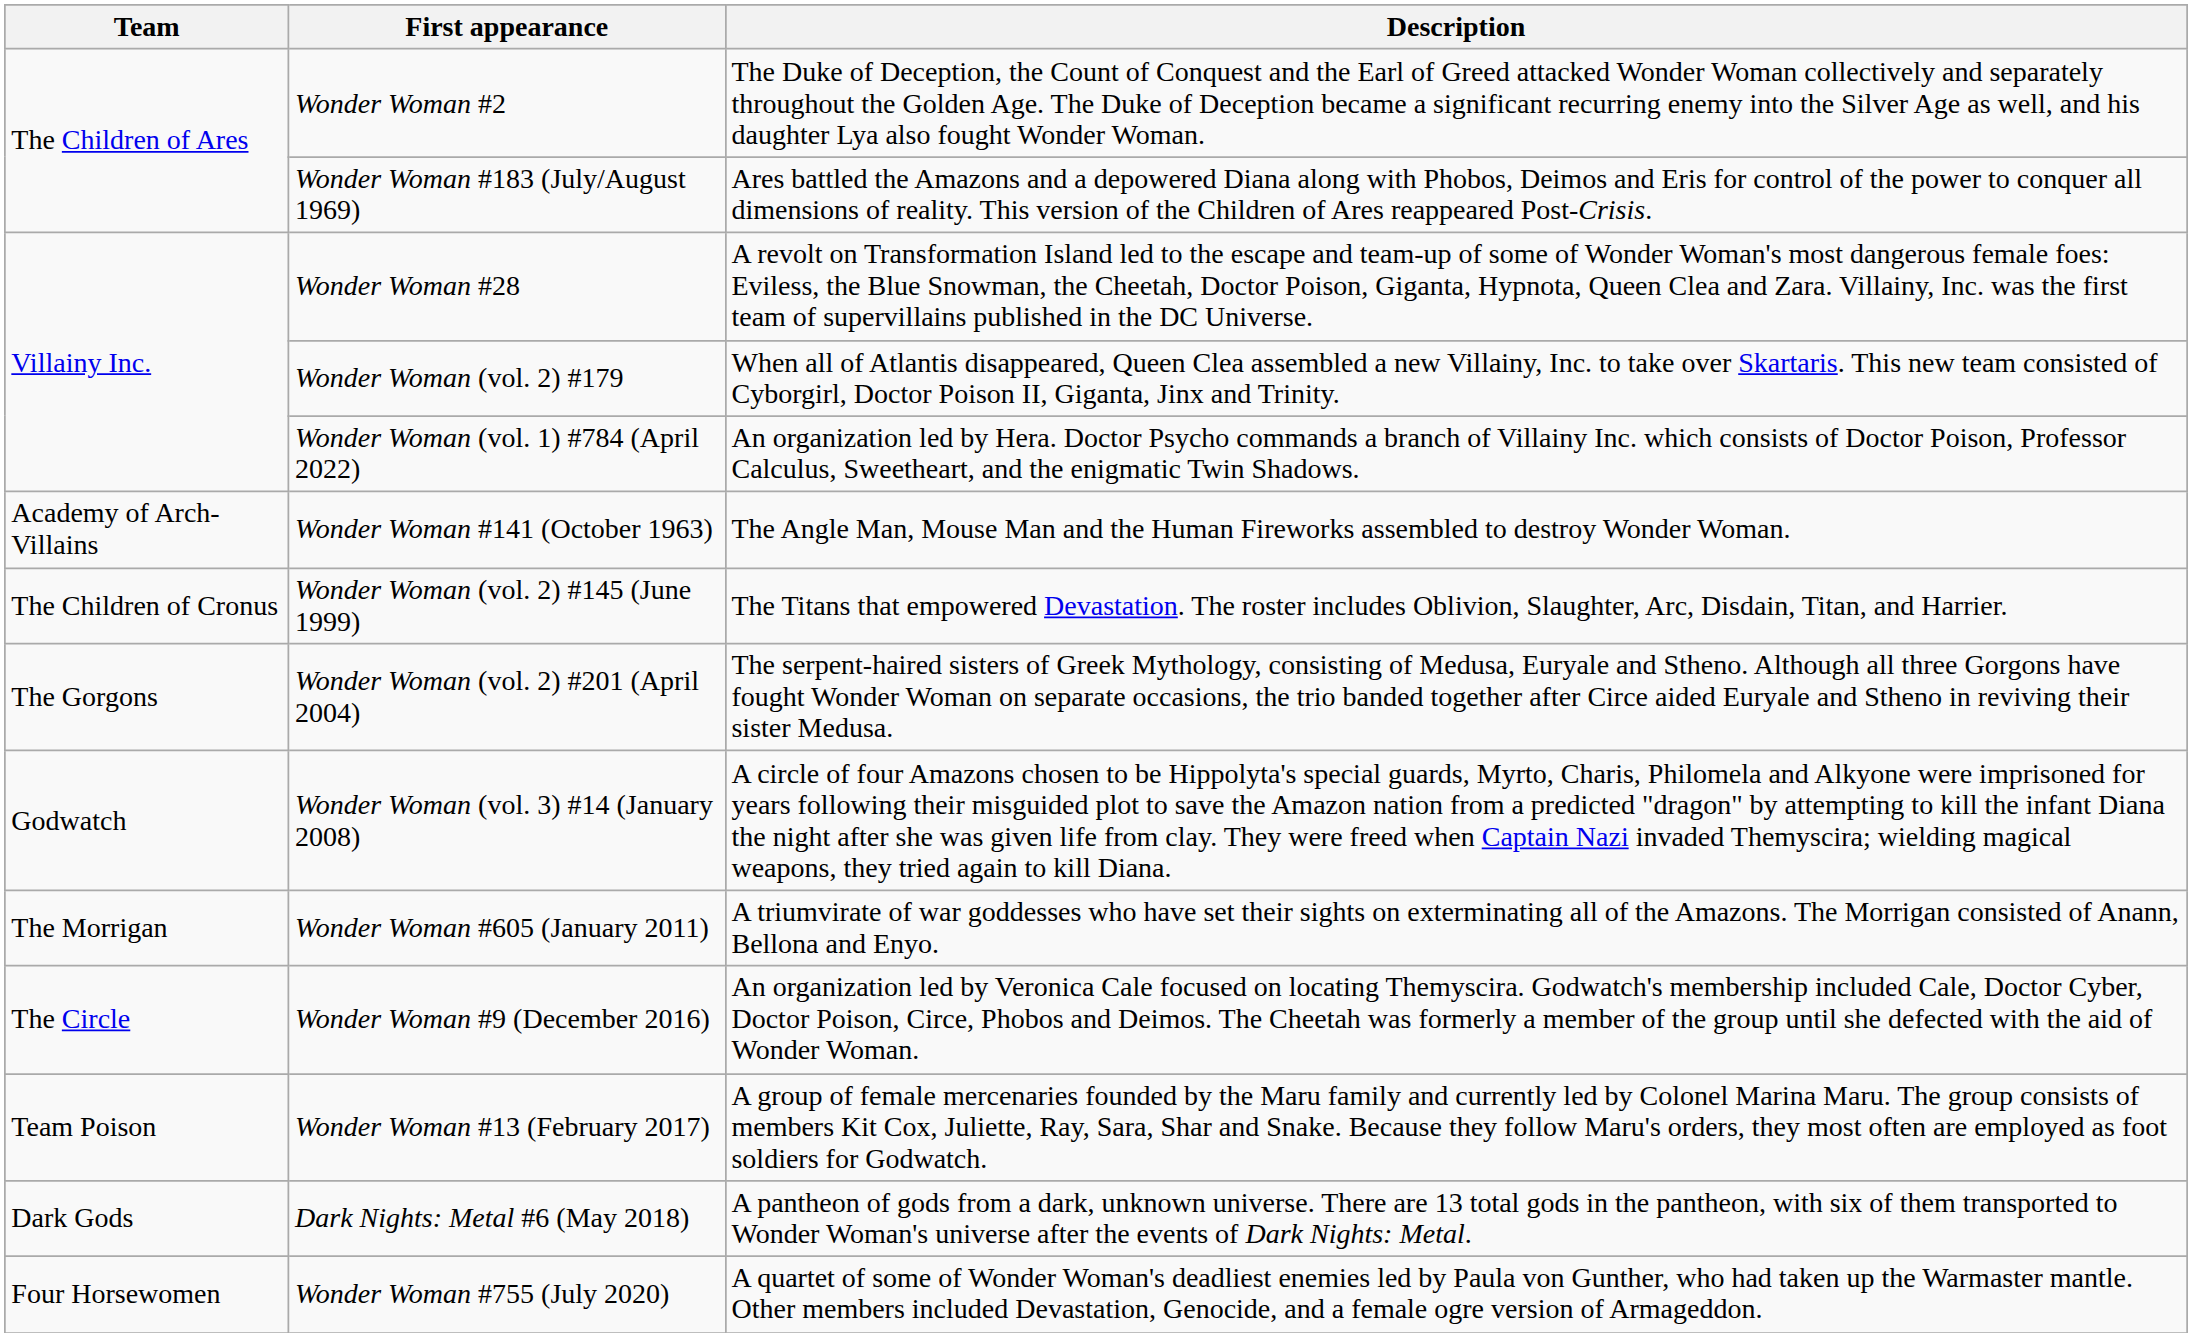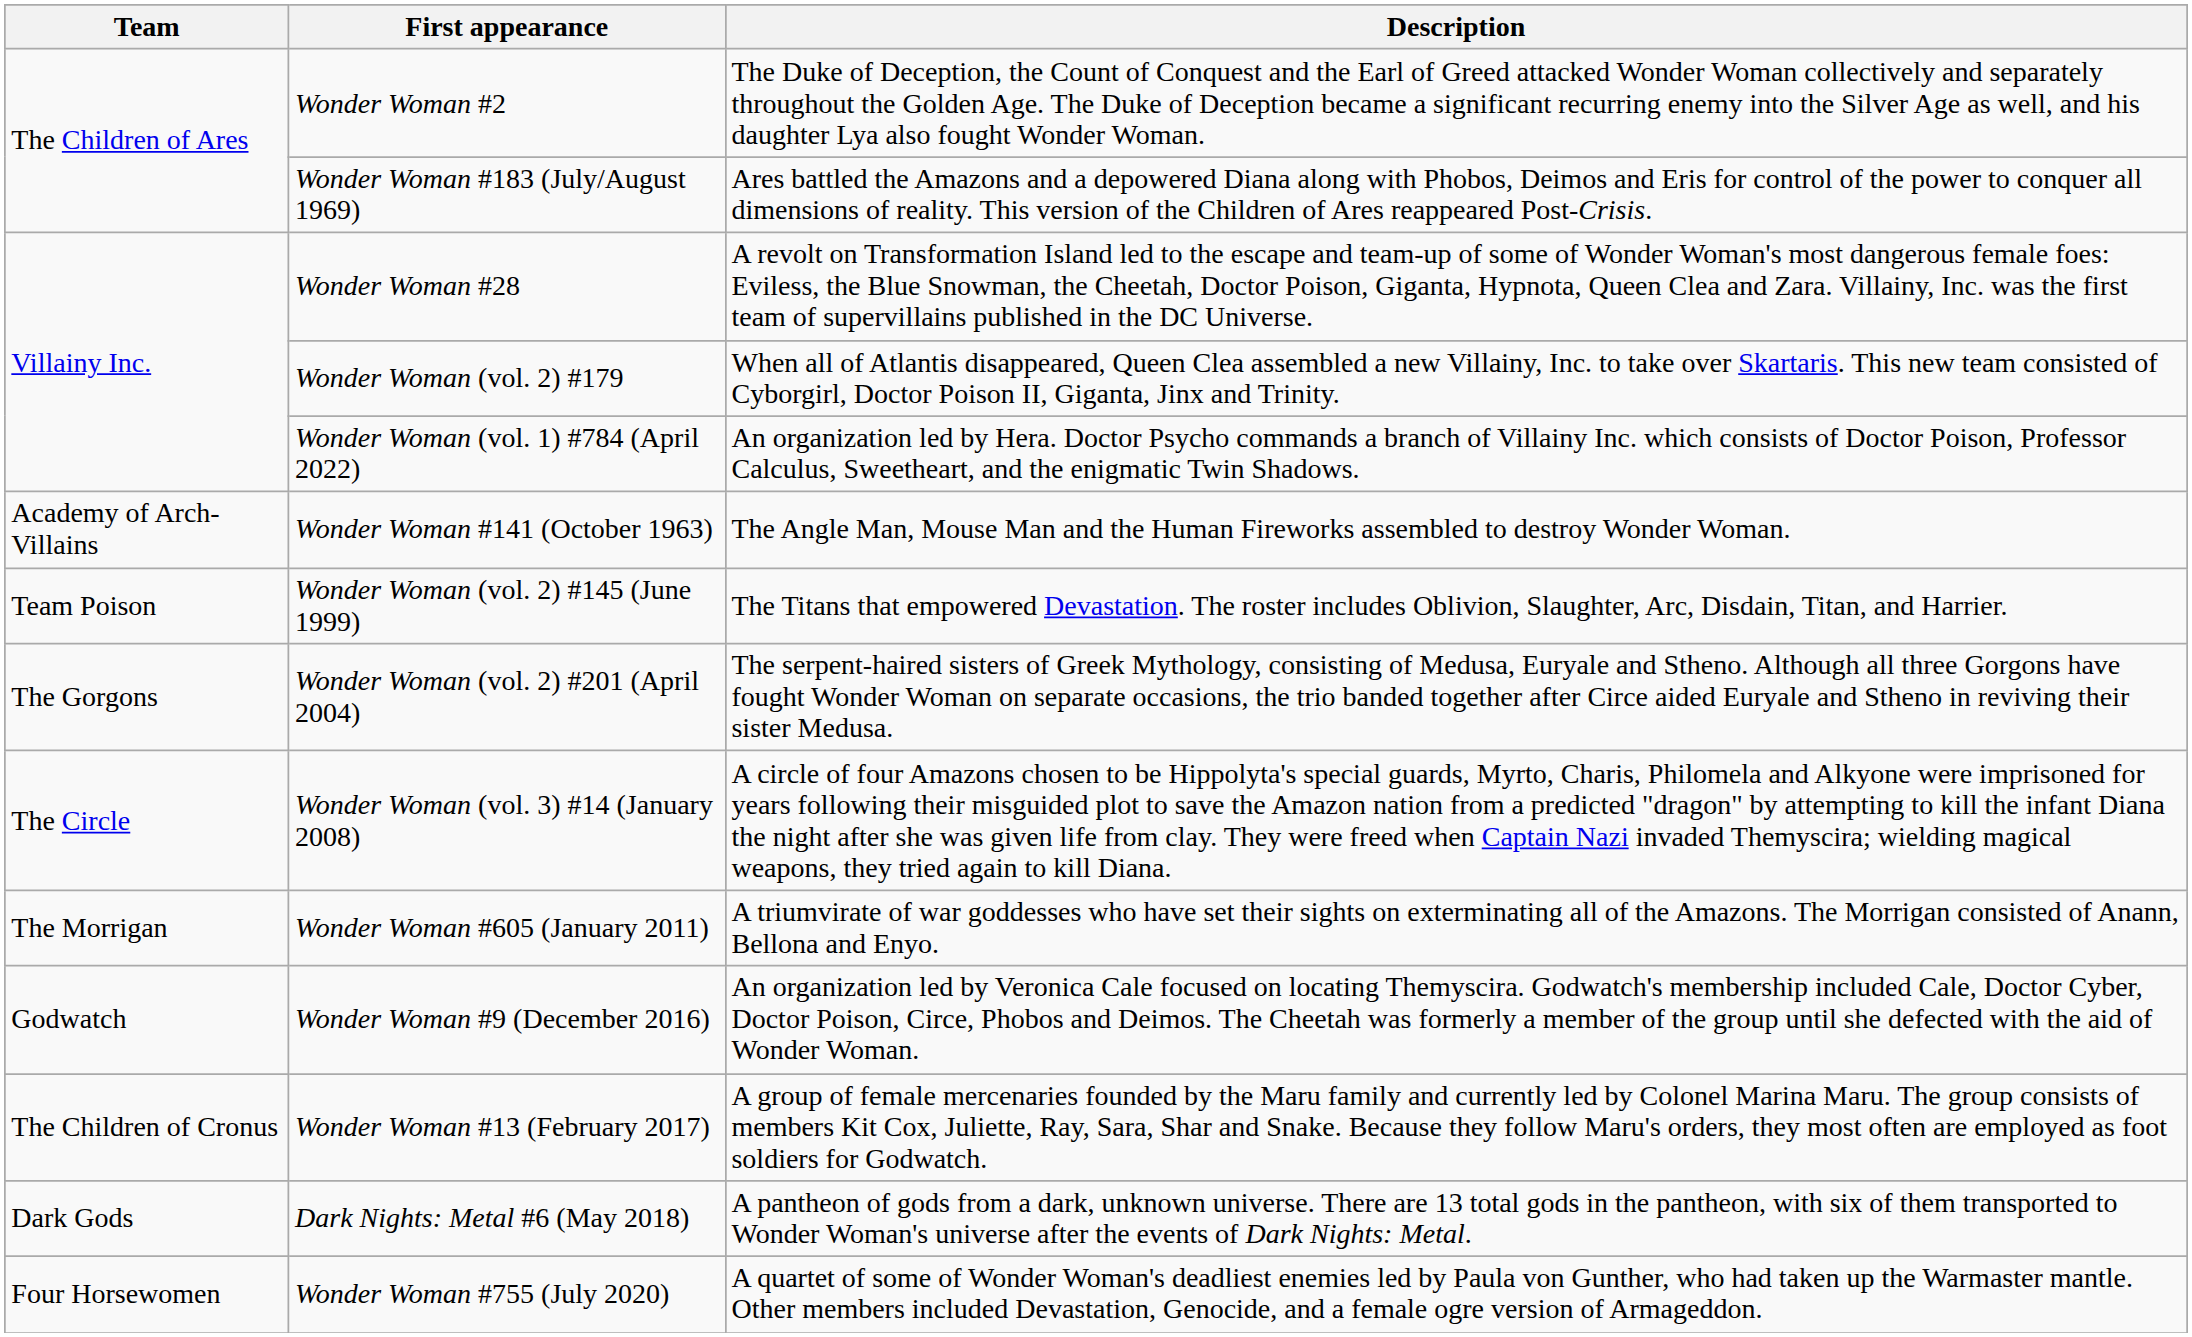(145, 605) The Children of Cronus -> (84, 605) Team Poison
(69, 820) Godwatch -> (71, 820) The Circle
(71, 1019) The Circle -> (69, 1019) Godwatch
(84, 1126) Team Poison -> (145, 1126) The Children of Cronus
